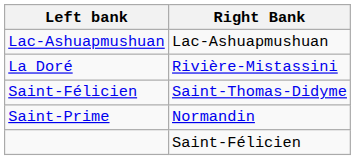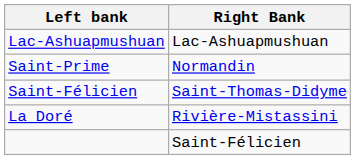rows swapped: (40, 67) <-> (59, 117)
